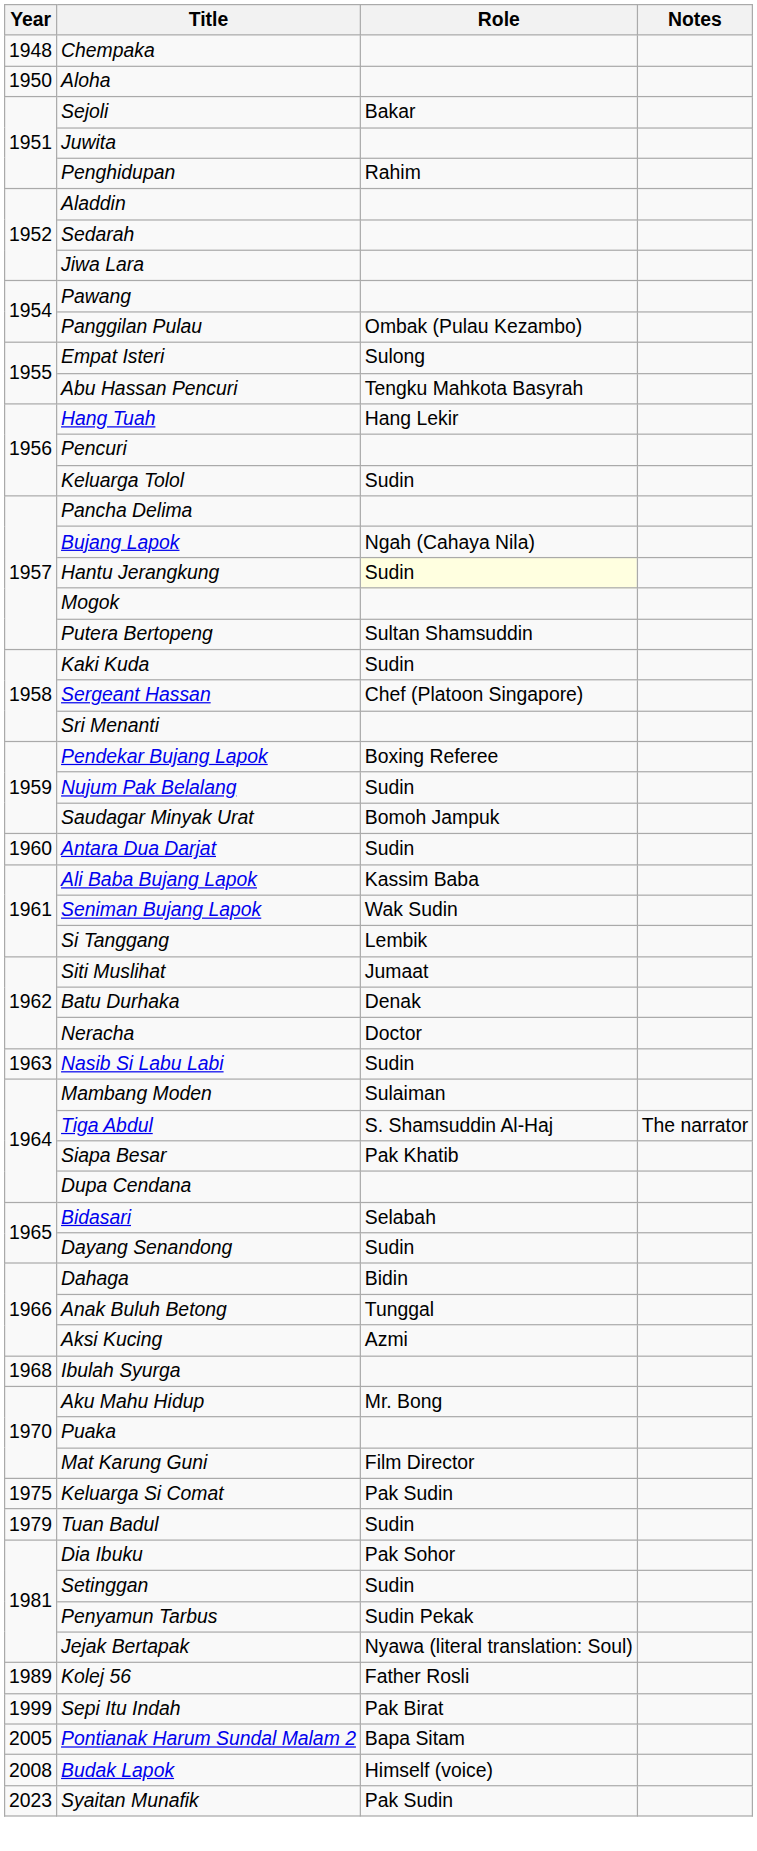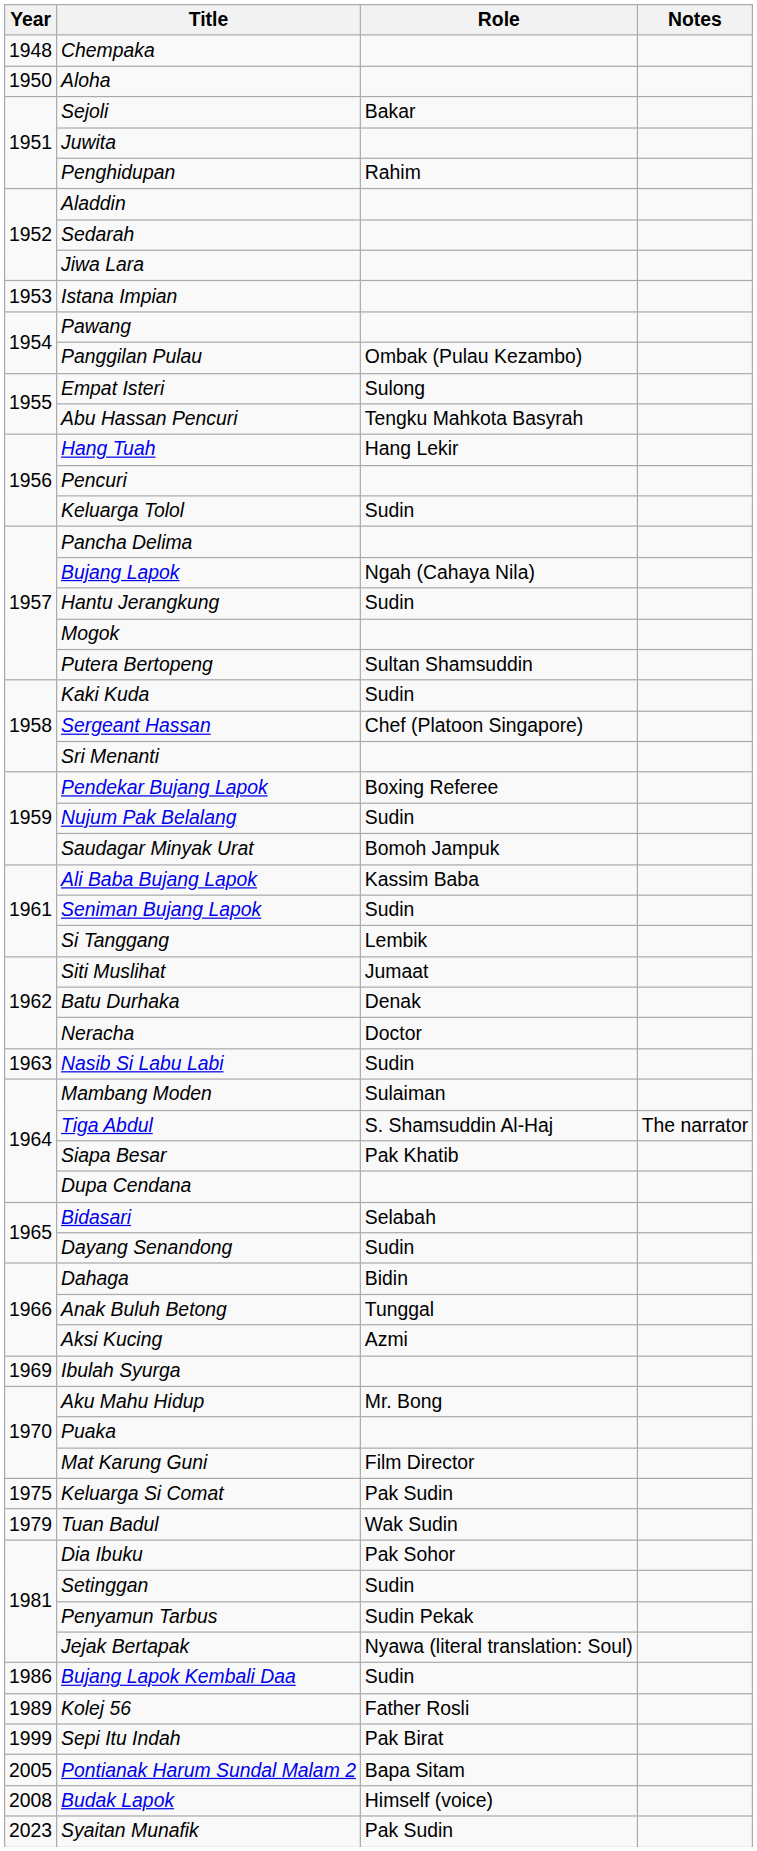+ row: (119, 296)
(390, 572) lightyellow background -> (390, 603) no background
- row: (139, 848)
(411, 910) Wak Sudin -> (390, 910) Sudin
(31, 1370) 1968 -> (31, 1370) 1969
(390, 1524) Sudin -> (411, 1524) Wak Sudin
+ row: (178, 1677)
